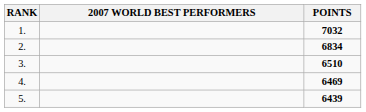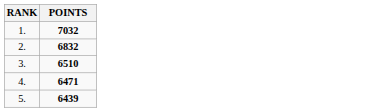- column: (172, 13)
(332, 47) 6834 -> (68, 47) 6832
(332, 81) 6469 -> (68, 81) 6471
